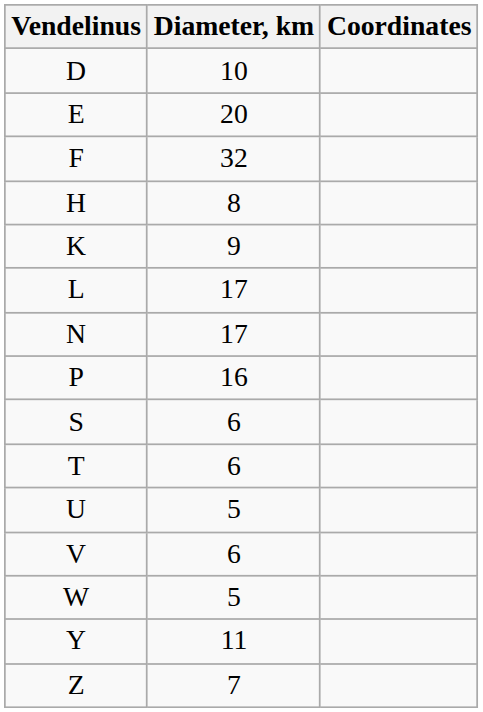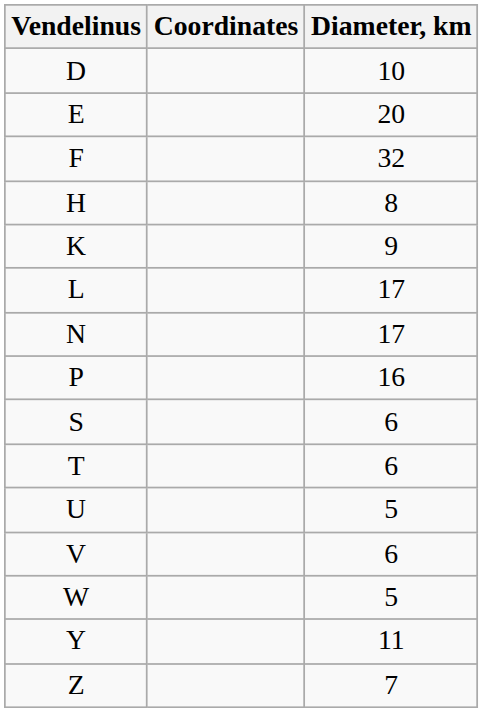columns swapped: (399, 26) <-> (234, 26)
